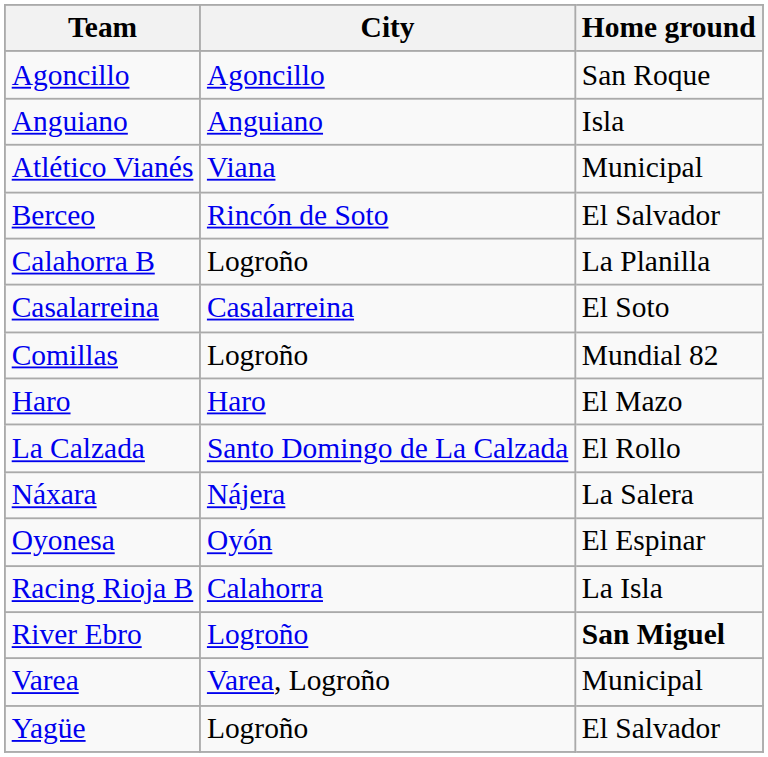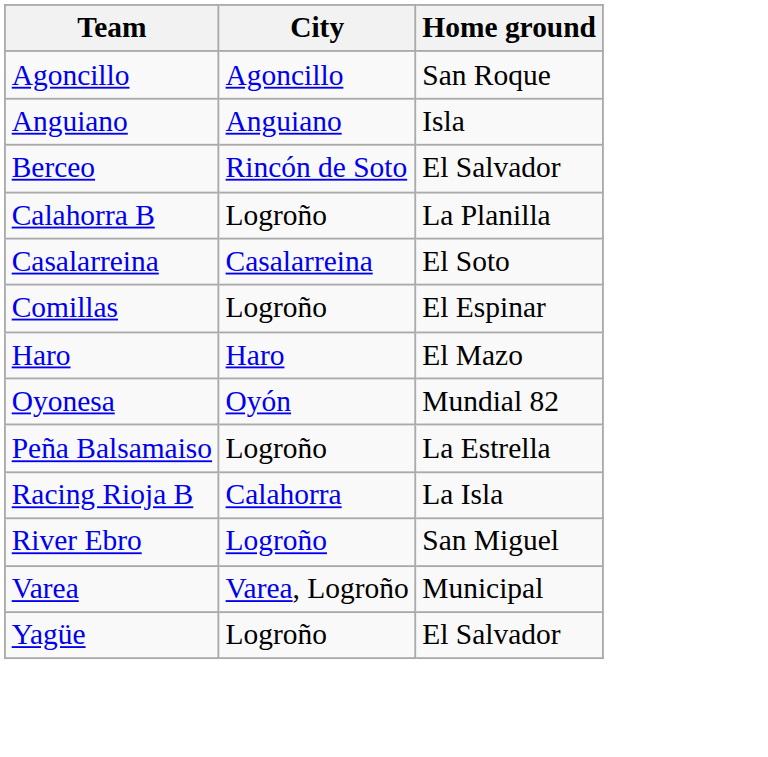- row: (103, 167)
(650, 354) Mundial 82 -> (484, 307) El Espinar
- row: (78, 448)
- row: (54, 494)
(644, 541) El Espinar -> (491, 401) Mundial 82
+ row: (112, 448)
(653, 634) bold -> (491, 541) normal
